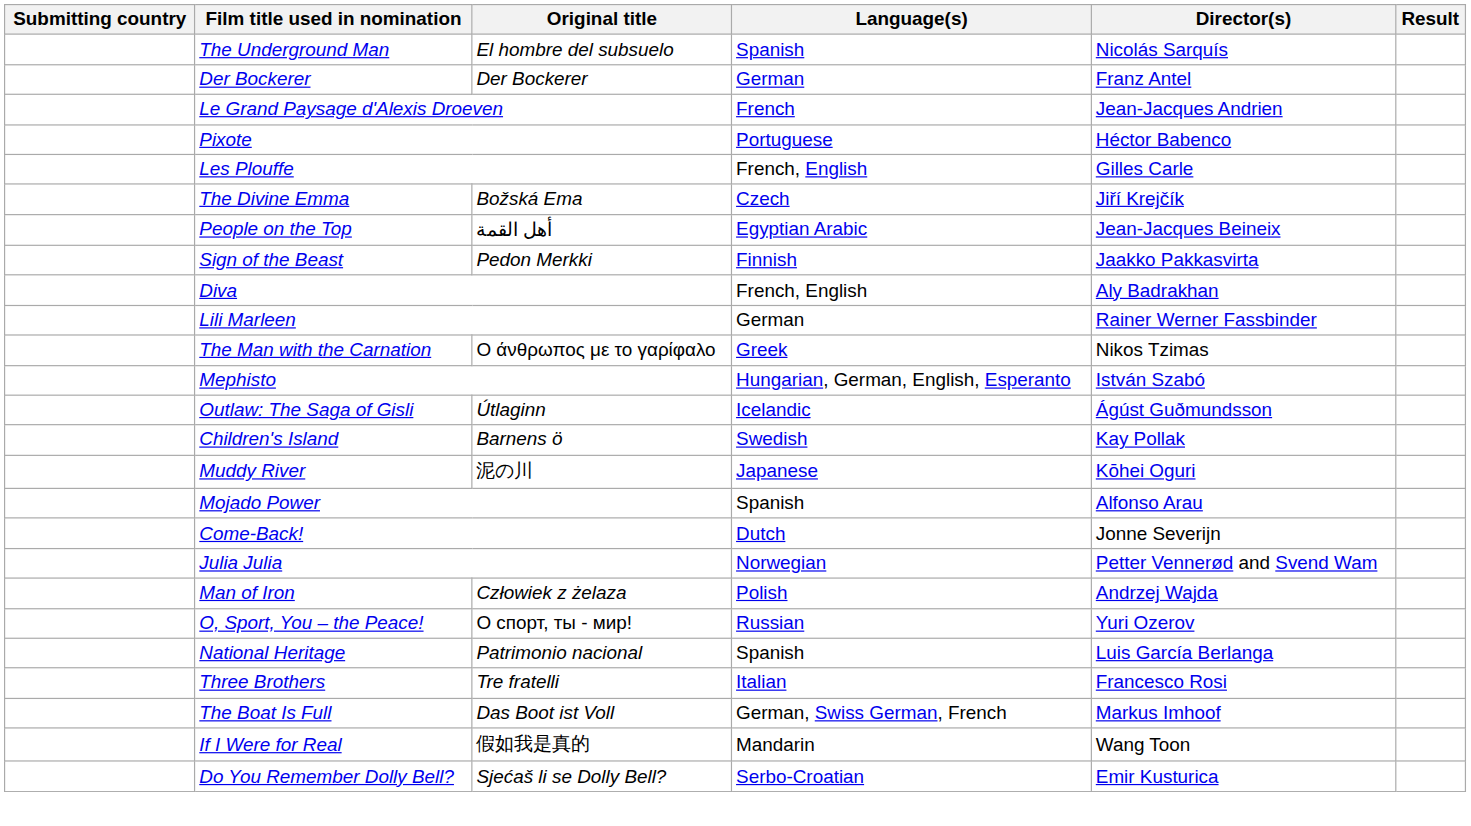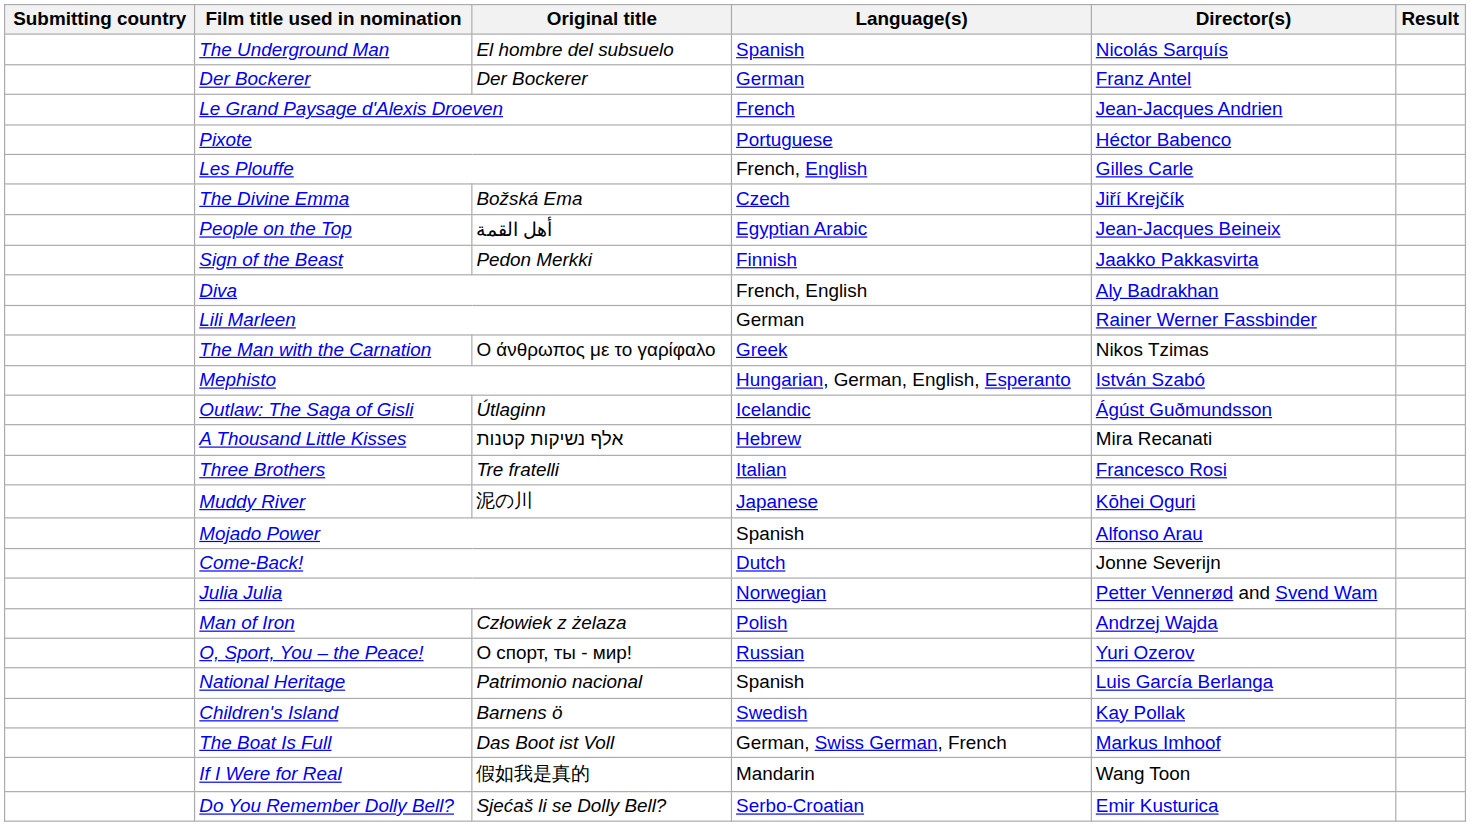+ row: (303, 439)
rows swapped: (262, 682) <-> (269, 439)
